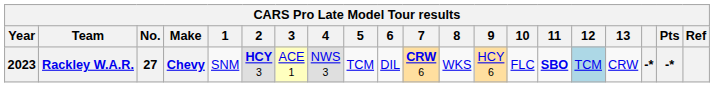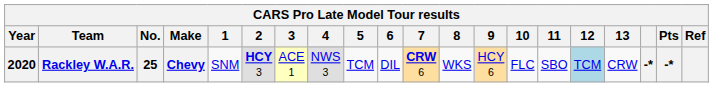(22, 64) 2023 -> (22, 64) 2020
(150, 64) 27 -> (150, 64) 25
(554, 64) bold -> (554, 64) normal
